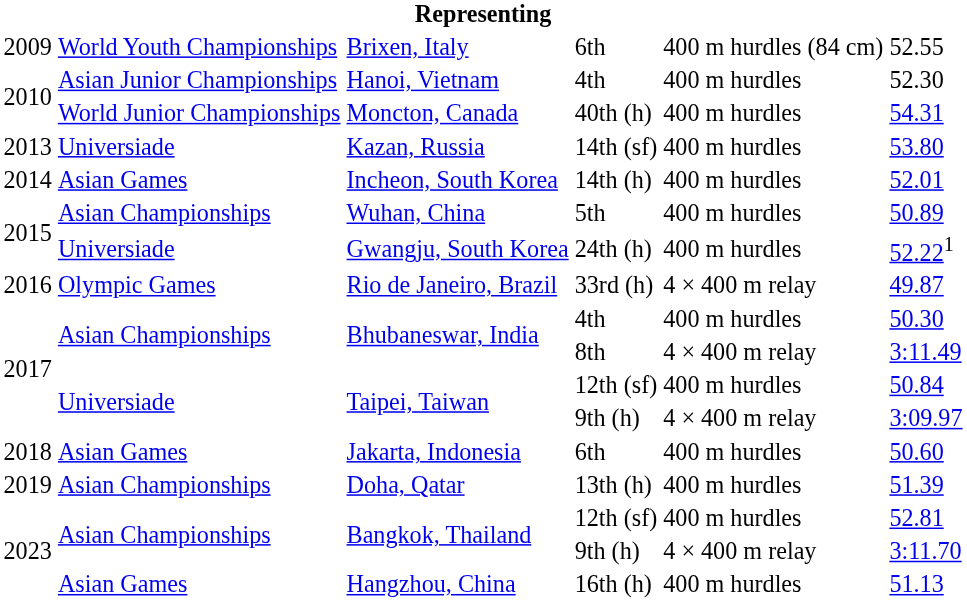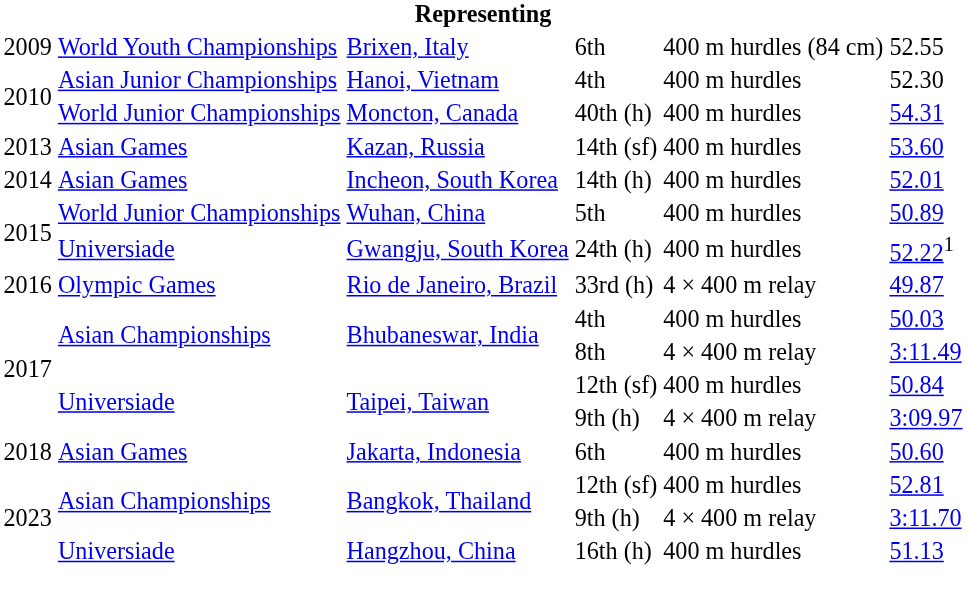(116, 146) Universiade -> (123, 146) Asian Games
(917, 146) 53.80 -> (917, 146) 53.60
(164, 213) Asian Championships -> (199, 213) World Junior Championships
(917, 319) 50.30 -> (917, 319) 50.03
- row: (406, 485)
(123, 585) Asian Games -> (116, 551) Universiade
